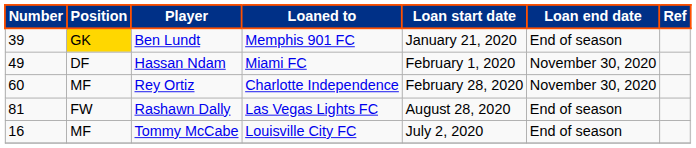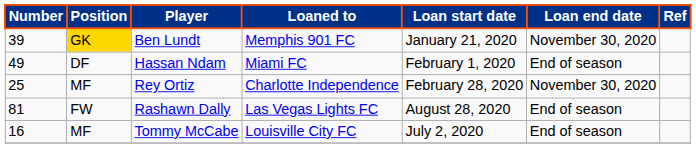(576, 40) End of season -> (593, 40) November 30, 2020
(593, 63) November 30, 2020 -> (576, 63) End of season
(16, 86) 60 -> (16, 86) 25
